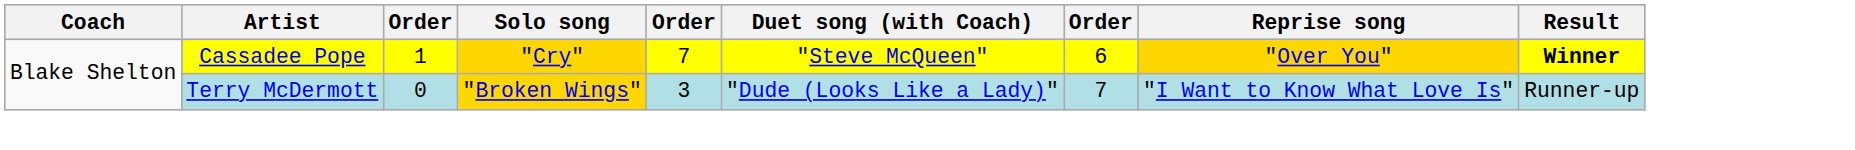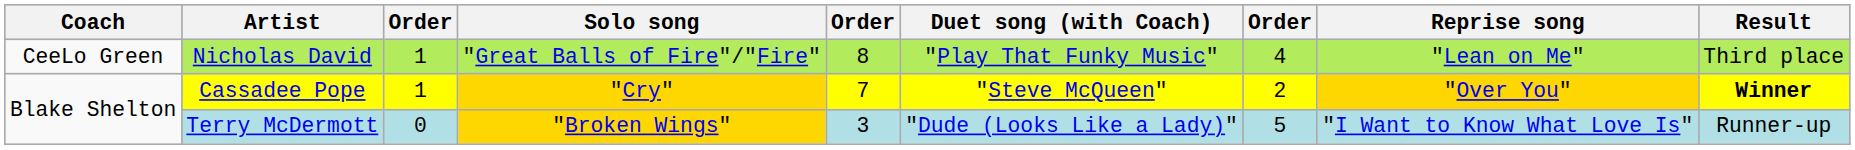+ row: (282, 57)
(1101, 57) 6 -> (1280, 92) 2
(1101, 92) 7 -> (1280, 126) 5
